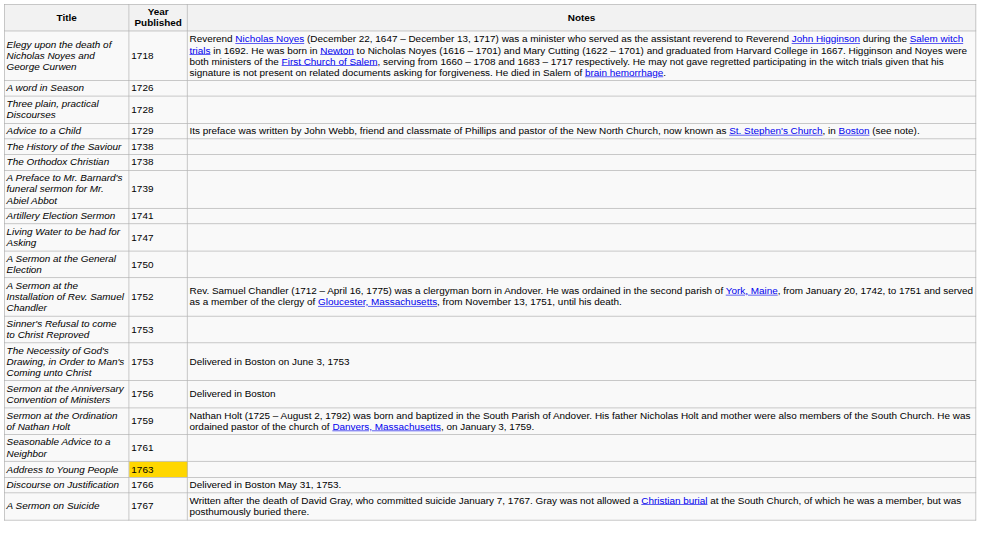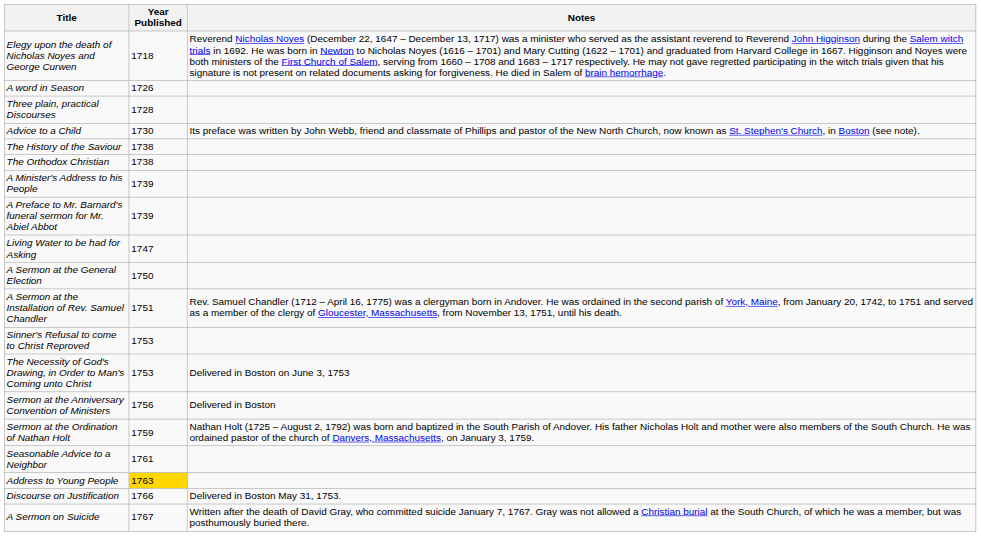(142, 131) 1729 -> (142, 131) 1730
+ row: (65, 183)
- row: (61, 216)
(142, 297) 1752 -> (142, 308) 1751
